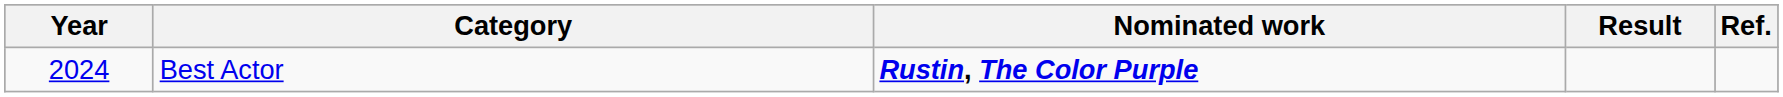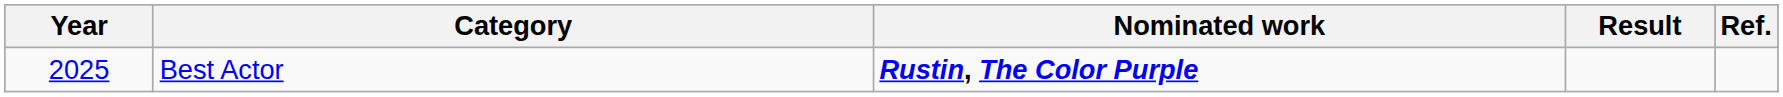(79, 69) 2024 -> (79, 69) 2025
